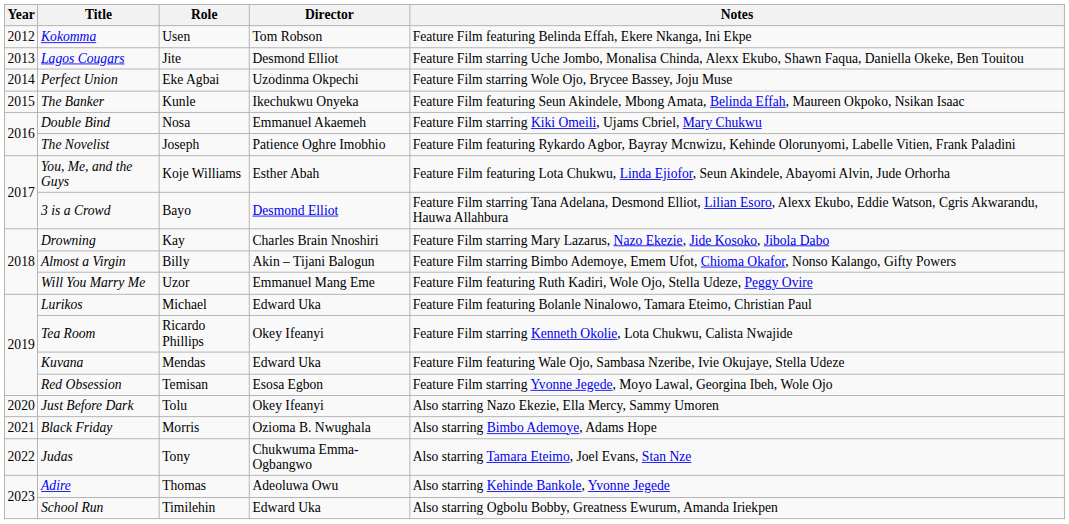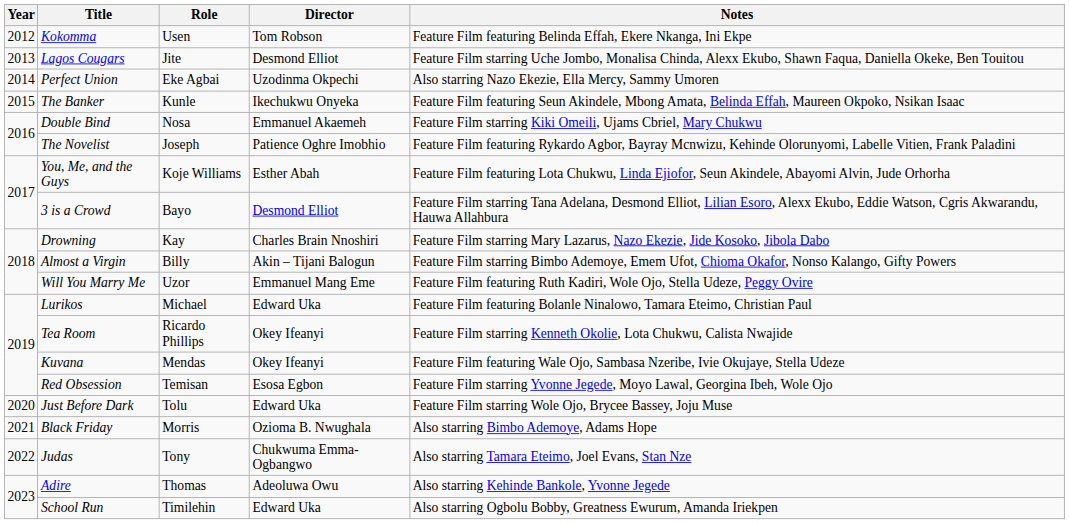(572, 79) Feature Film starring Wole Ojo, Brycee Bassey, Joju Muse -> (566, 79) Also starring Nazo Ekezie, Ella Mercy, Sammy Umoren
(287, 363) Edward Uka -> (288, 363) Okey Ifeanyi
(288, 406) Okey Ifeanyi -> (287, 406) Edward Uka
(566, 406) Also starring Nazo Ekezie, Ella Mercy, Sammy Umoren -> (572, 406) Feature Film starring Wole Ojo, Brycee Bassey, Joju Muse
